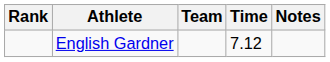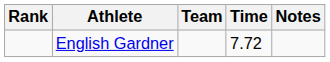(246, 43) 7.12 -> (246, 43) 7.72
